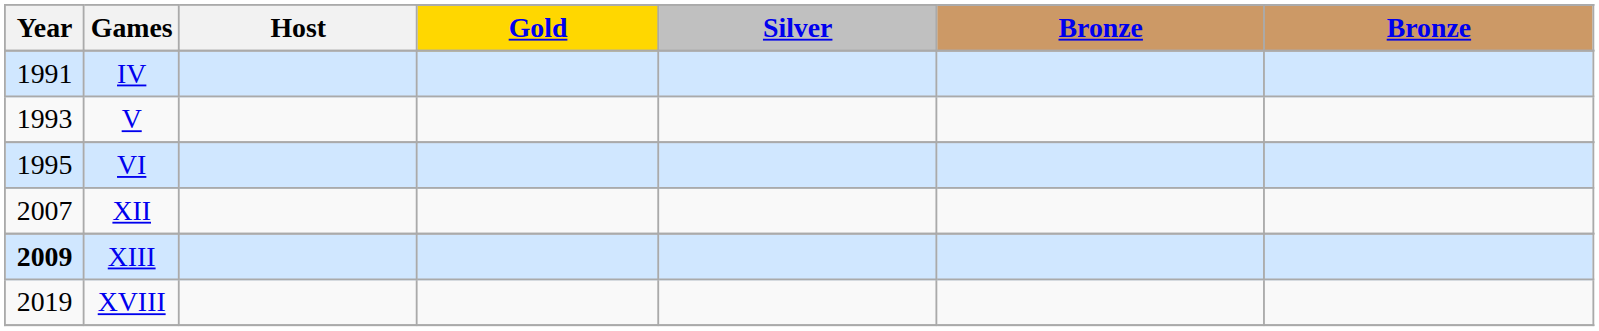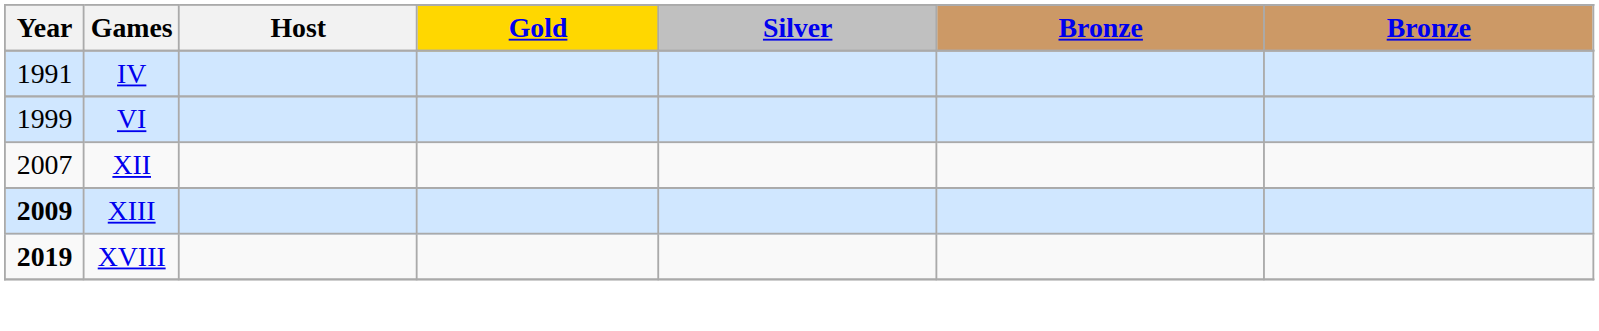- row: (132, 119)
(45, 165) 1995 -> (45, 119) 1999
(45, 302) normal -> (45, 256) bold
